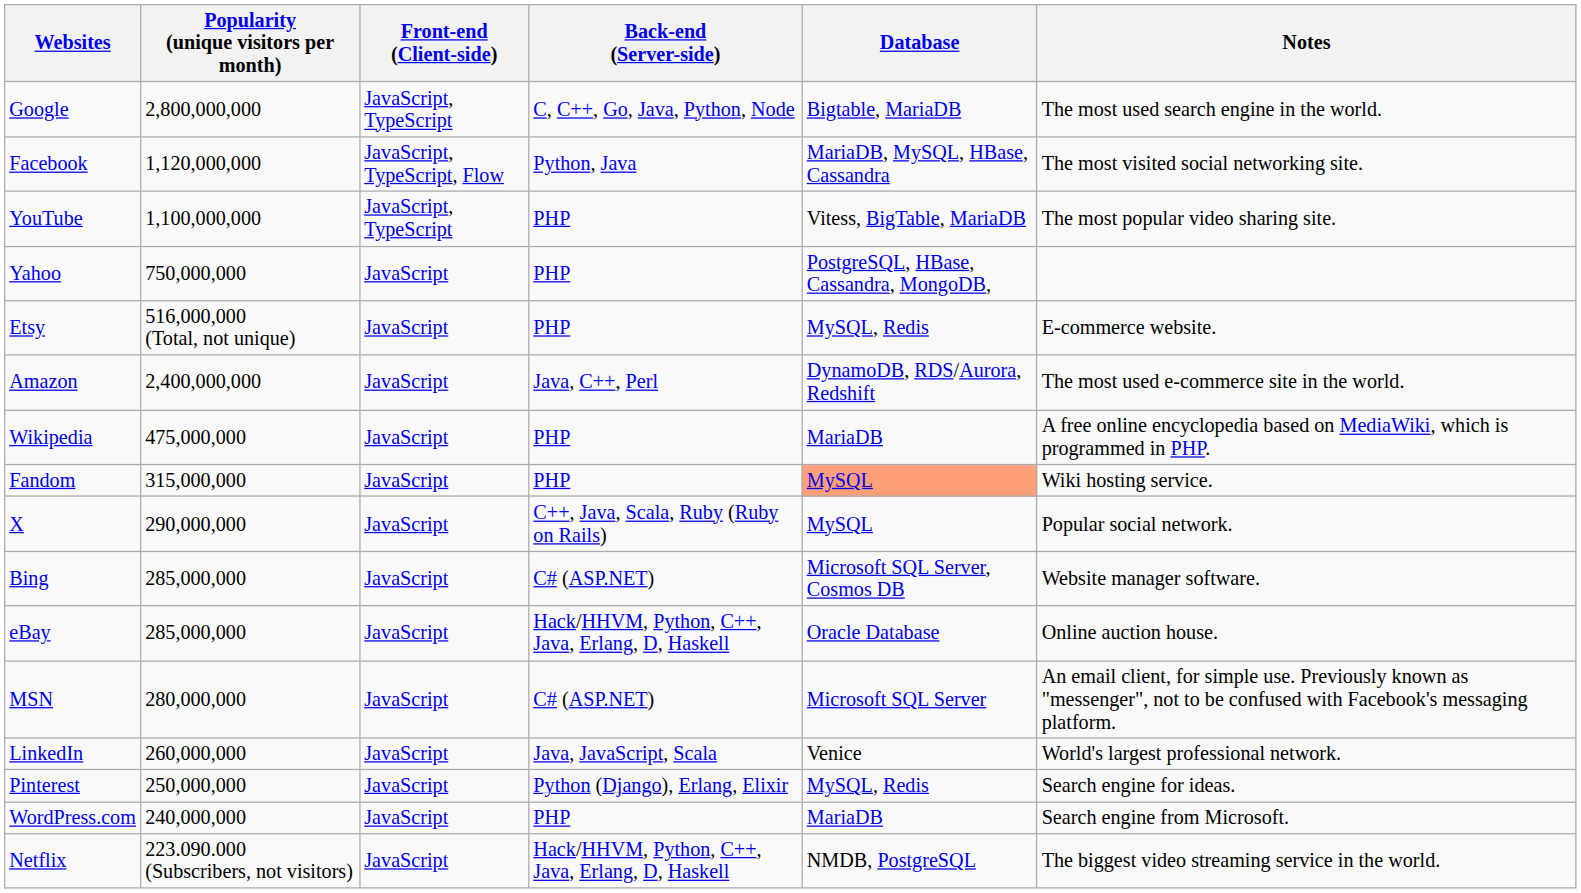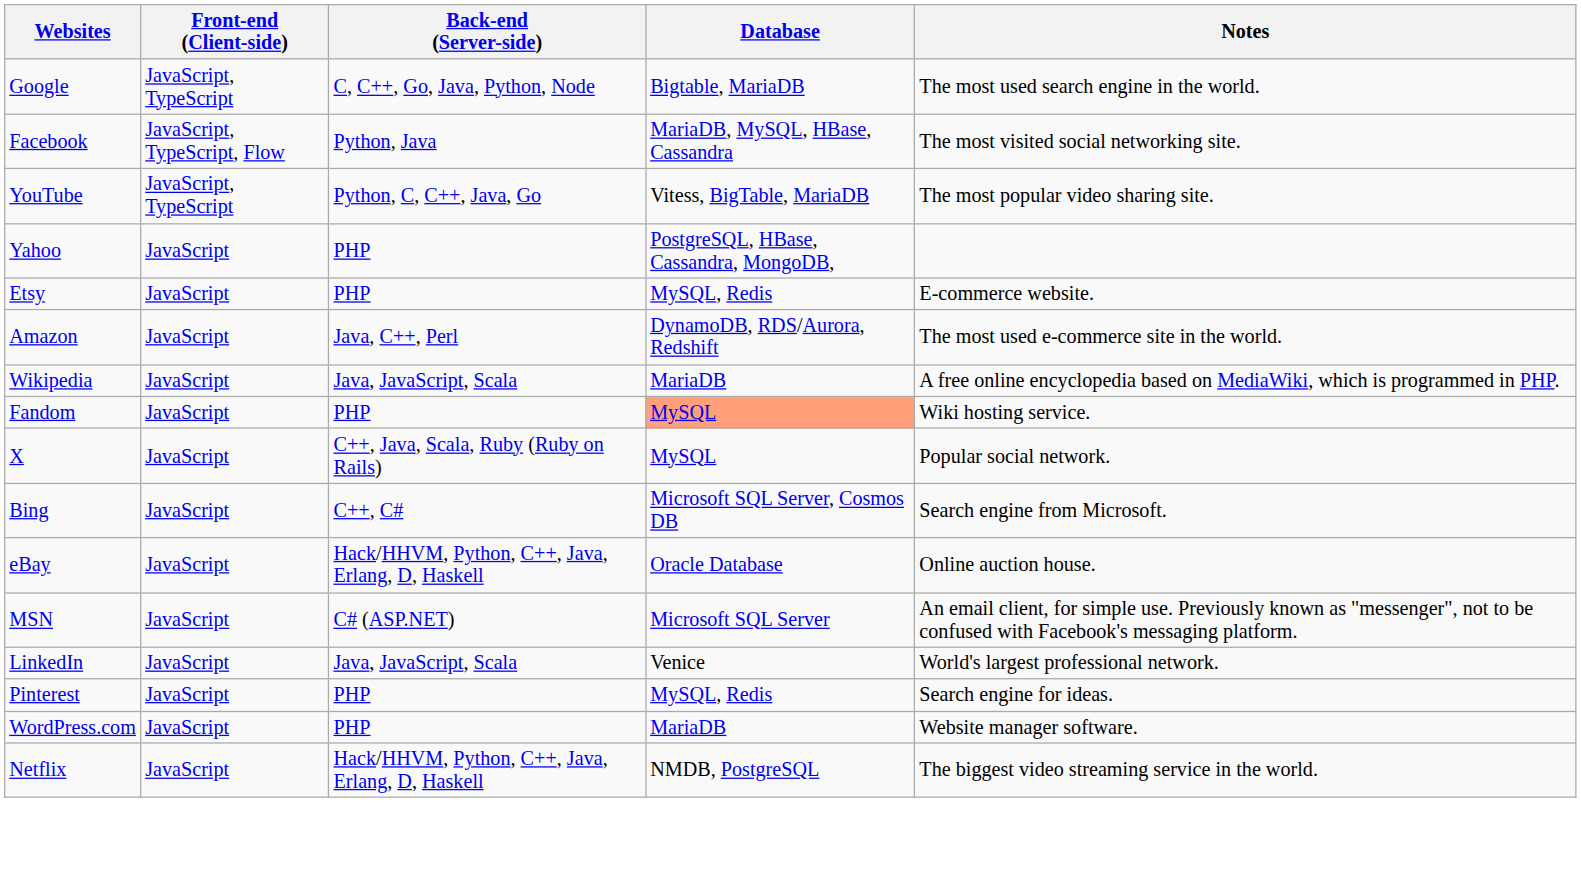- column: (250, 43)
(552, 218) PHP -> (437, 195) Python, C, C++, Java, Go
(552, 437) PHP -> (425, 380) Java, JavaScript, Scala
(594, 578) C# (ASP.NET) -> (368, 510) C++, C#
(1151, 578) Website manager software. -> (1043, 510) Search engine from Microsoft.
(661, 785) Python (Django), Erlang, Elixir -> (352, 694) PHP
(1165, 817) Search engine from Microsoft. -> (1029, 726) Website manager software.
